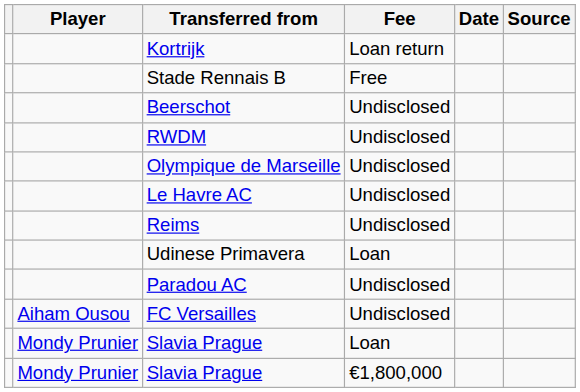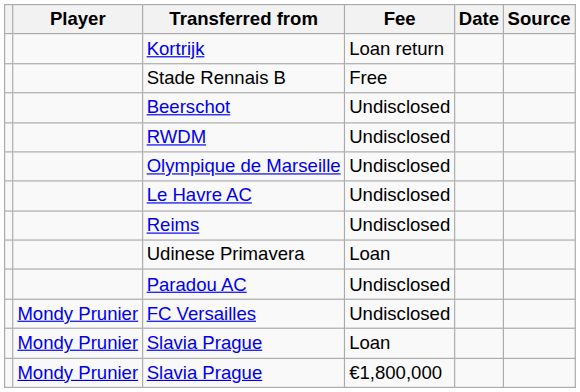(74, 313) Aiham Ousou -> (78, 313) Mondy Prunier
